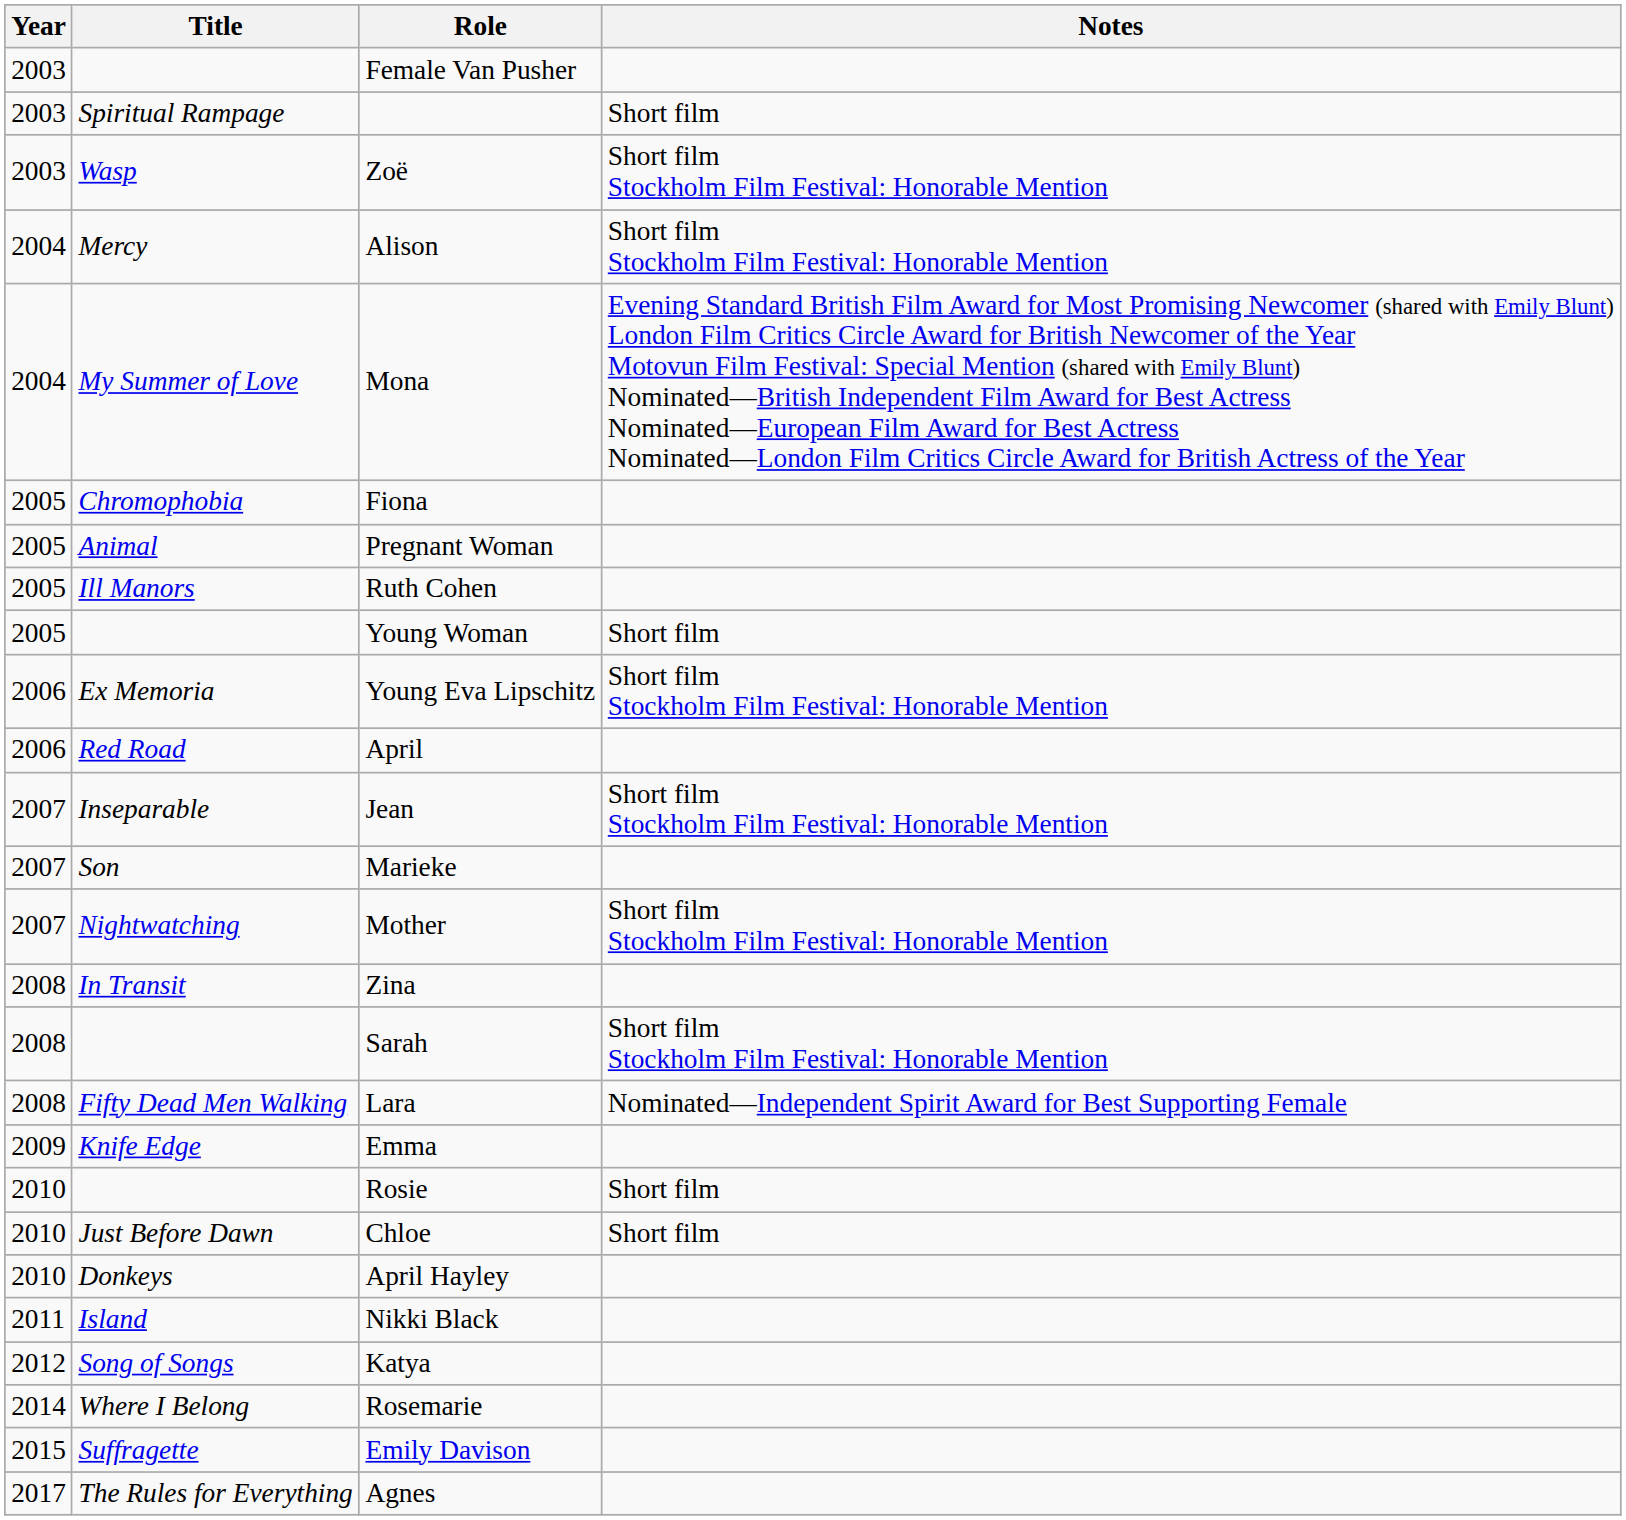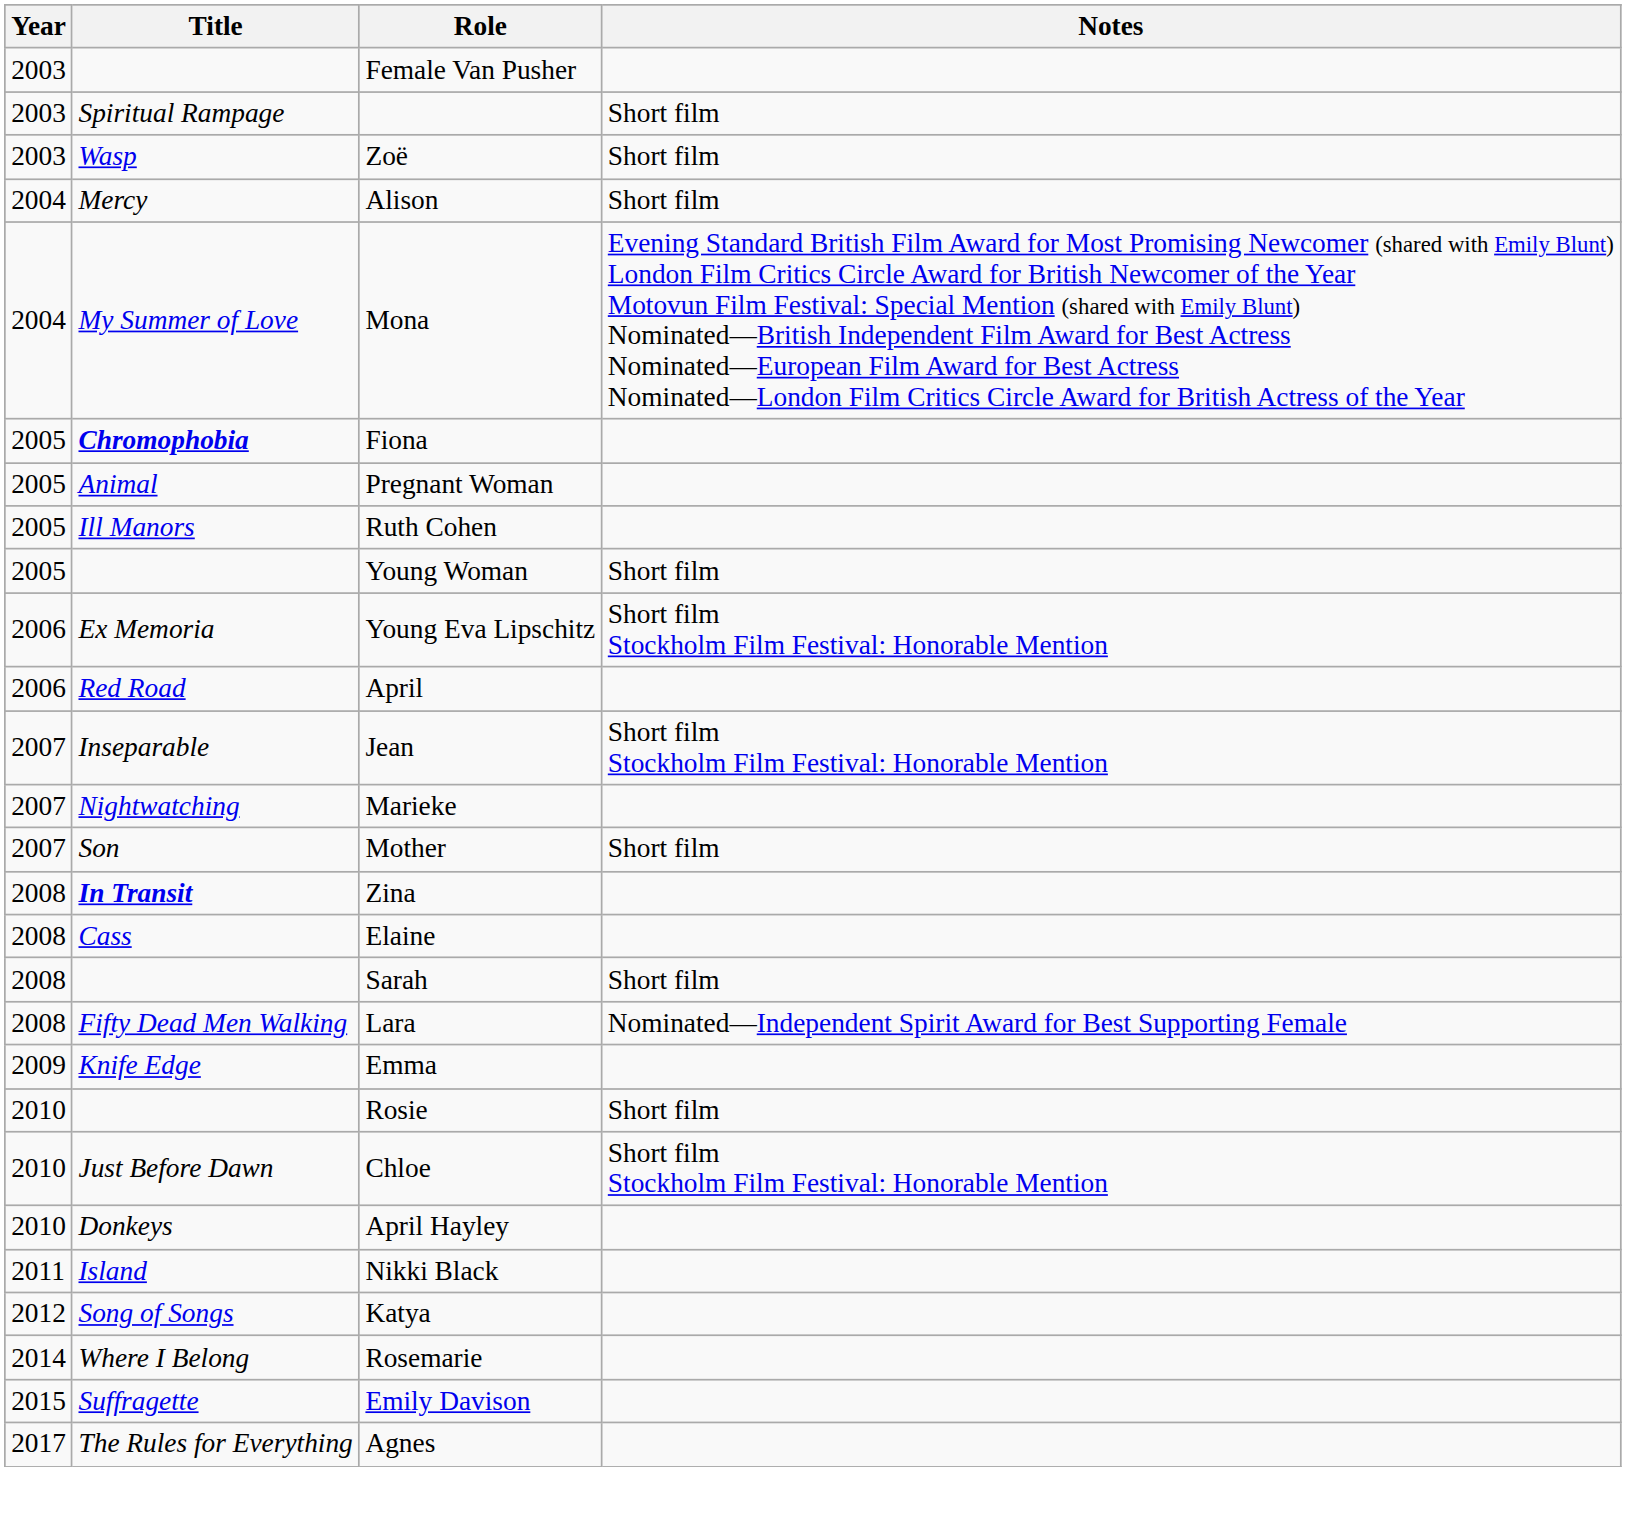(858, 171) Short film Stockholm Film Festival: Honorable Mention -> (664, 156) Short film
(858, 245) Short film Stockholm Film Festival: Honorable Mention -> (664, 199) Short film
(161, 502) normal -> (164, 440) bold
(99, 867) Son -> (159, 805) Nightwatching
(159, 926) Nightwatching -> (99, 849) Son
(858, 926) Short film Stockholm Film Festival: Honorable Mention -> (664, 849) Short film
(132, 984) normal -> (135, 892) bold
+ row: (400, 935)
(858, 1043) Short film Stockholm Film Festival: Honorable Mention -> (664, 979) Short film
(664, 1232) Short film -> (858, 1168) Short film Stockholm Film Festival: Honorable Mention
